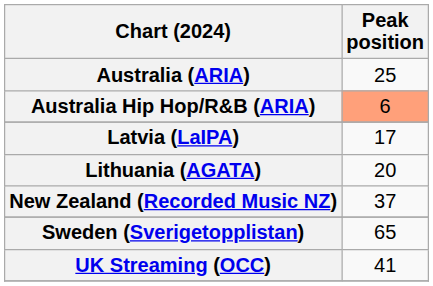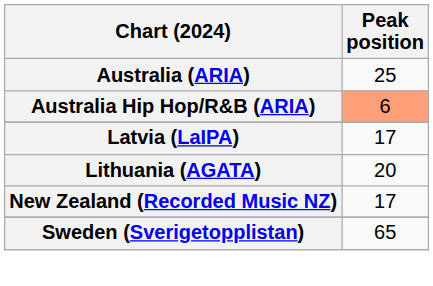(385, 201) 37 -> (385, 201) 17
- row: (173, 264)
